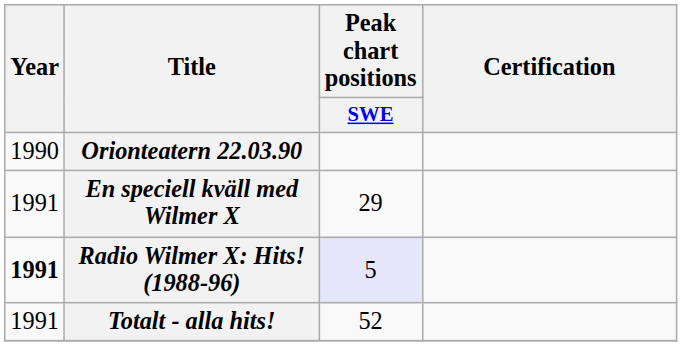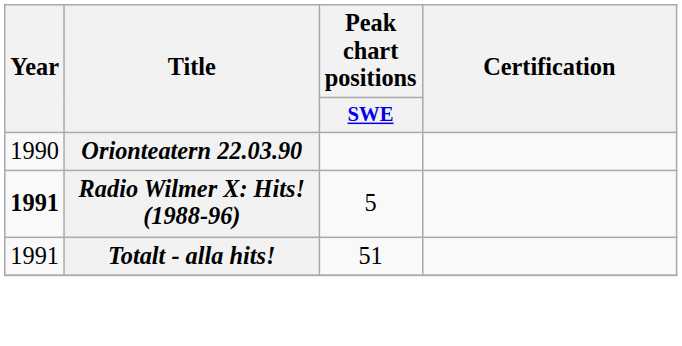- row: (192, 203)
(371, 269) lavender background -> (371, 203) no background
(371, 321) 52 -> (371, 255) 51
